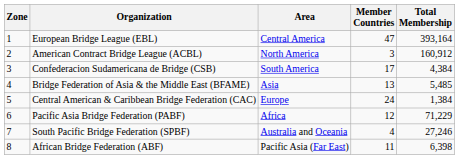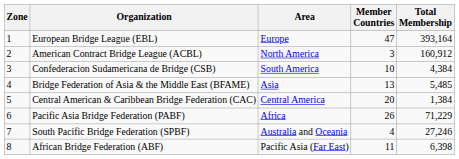(293, 38) Central America -> (275, 38) Europe
(390, 69) 17 -> (390, 69) 10
(275, 100) Europe -> (293, 100) Central America
(390, 100) 24 -> (390, 100) 20
(390, 116) 12 -> (390, 116) 26
